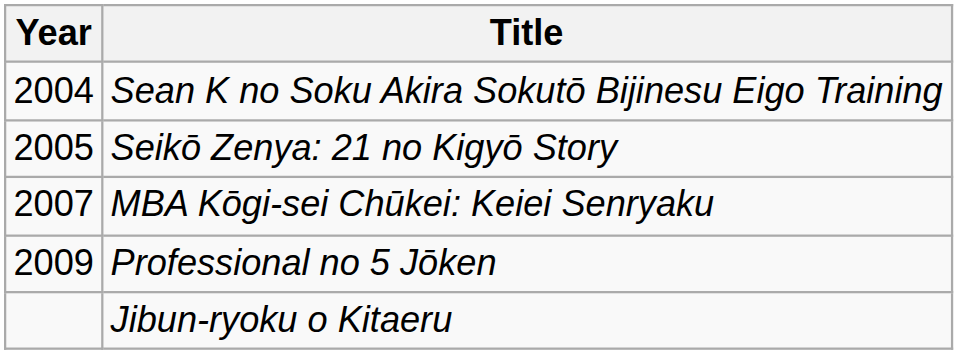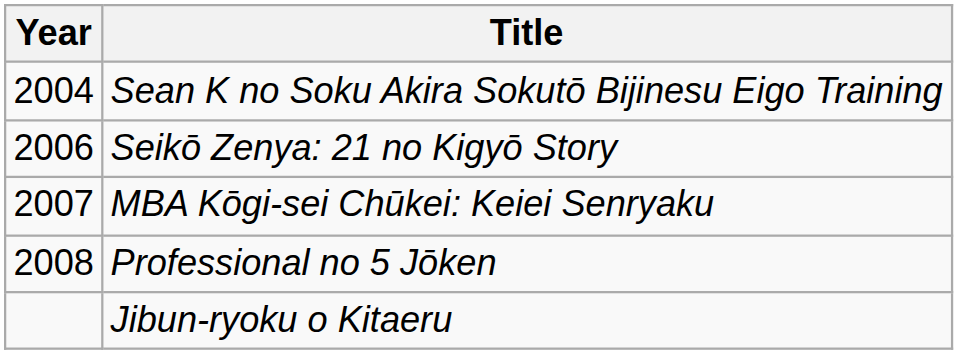(54, 147) 2005 -> (54, 147) 2006
(54, 262) 2009 -> (54, 262) 2008
